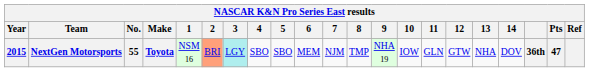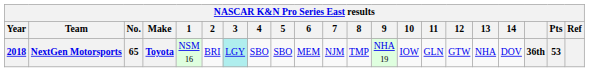(16, 52) 2015 -> (16, 52) 2018
(134, 52) 55 -> (134, 52) 65
(212, 52) lightsalmon background -> (212, 52) no background
(556, 52) 47 -> (556, 52) 53
